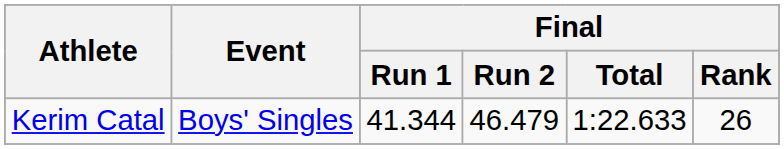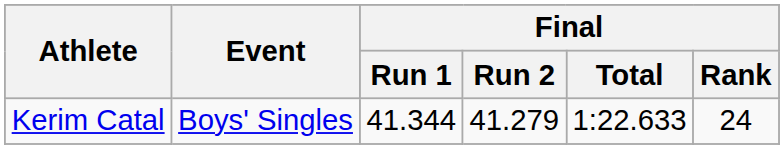(514, 120) 46.479 -> (514, 120) 41.279
(736, 120) 26 -> (736, 120) 24
